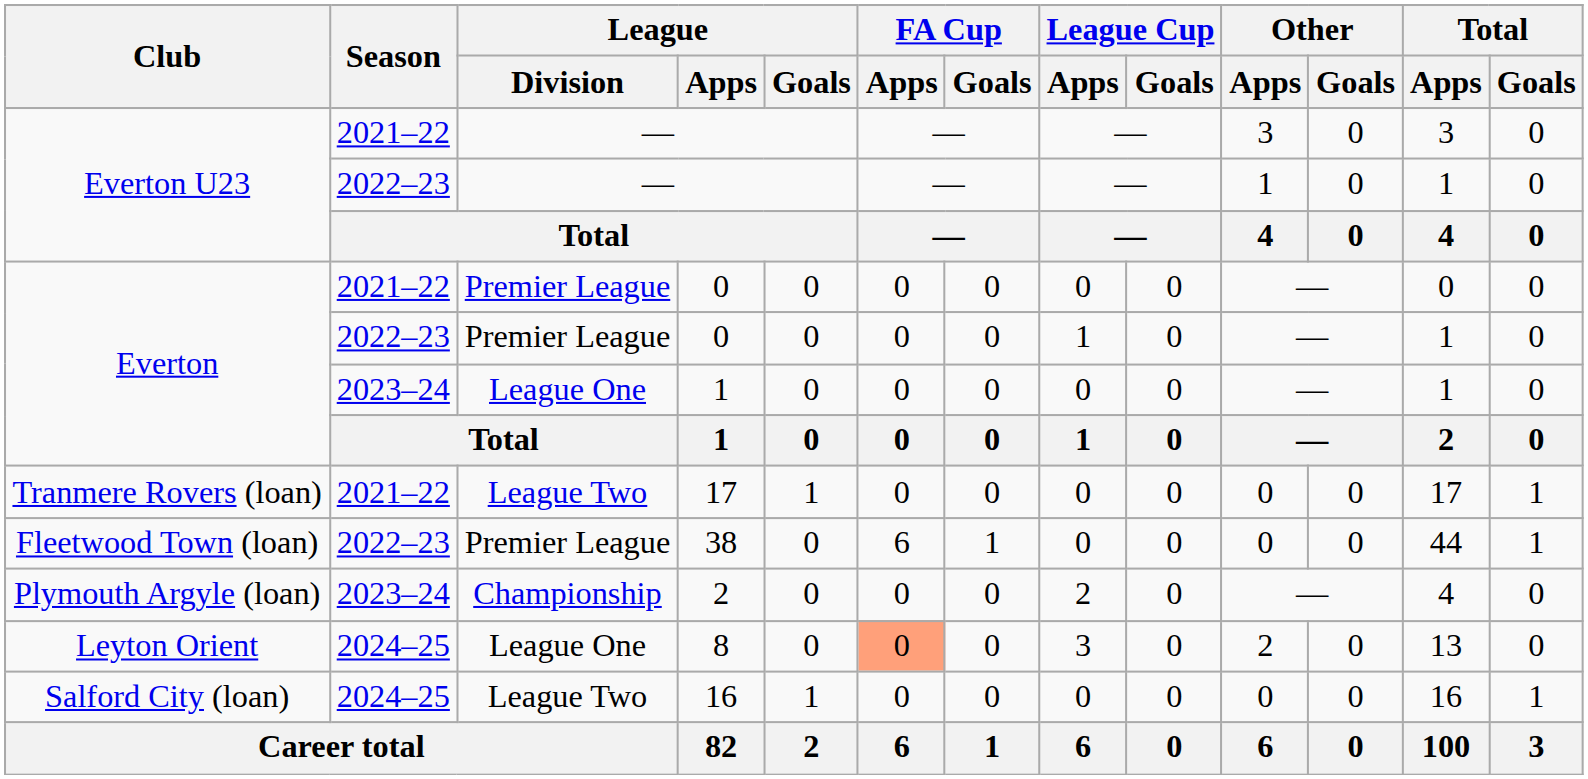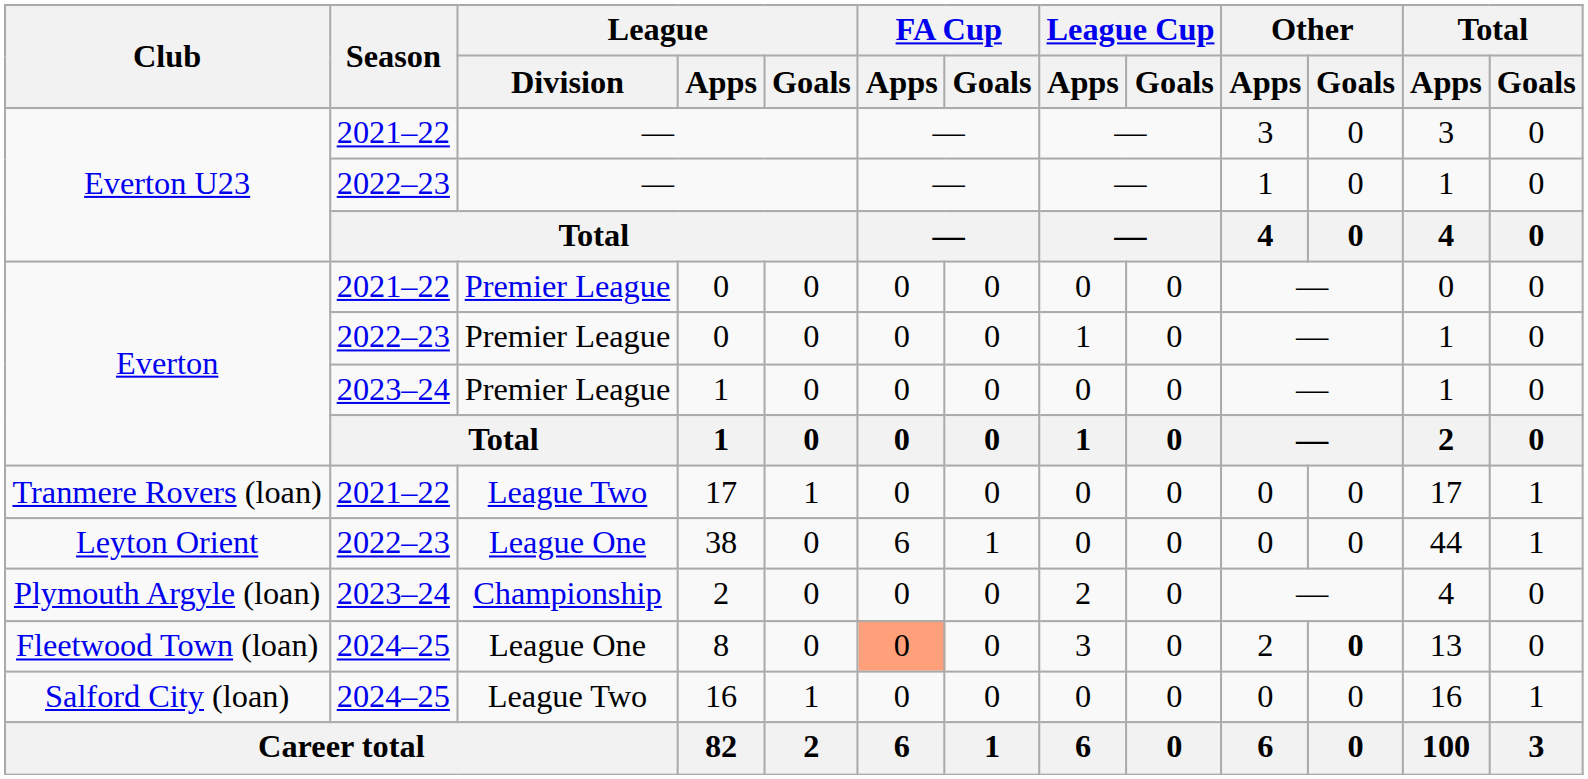(568, 388) League One -> (568, 388) Premier League
(167, 542) Fleetwood Town (loan) -> (167, 542) Leyton Orient
(568, 542) Premier League -> (568, 542) League One
(167, 645) Leyton Orient -> (167, 645) Fleetwood Town (loan)
(1356, 645) normal -> (1356, 645) bold
